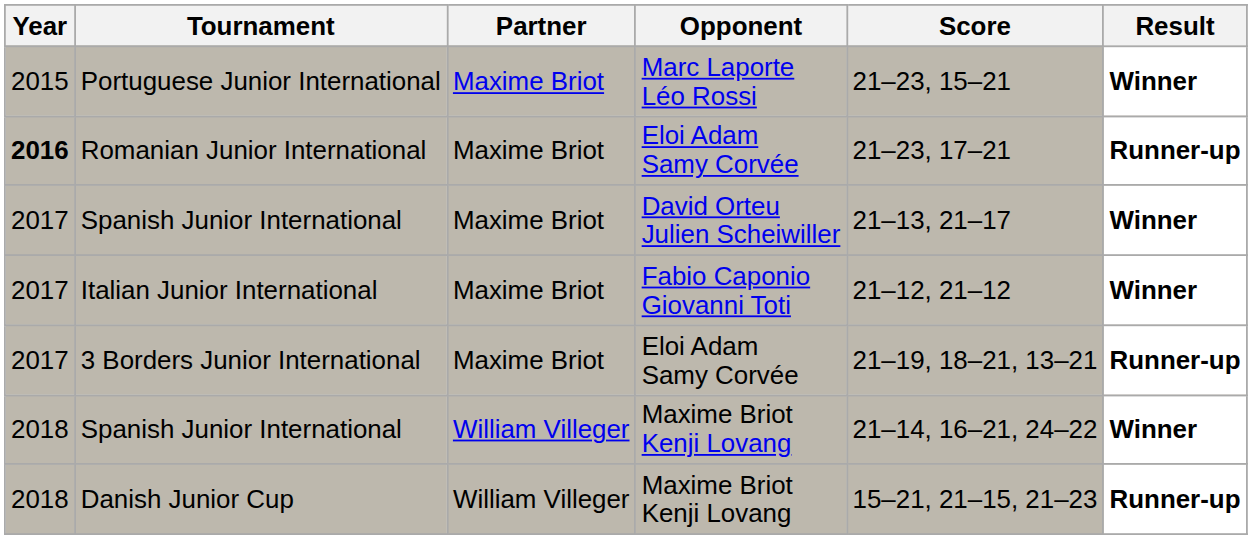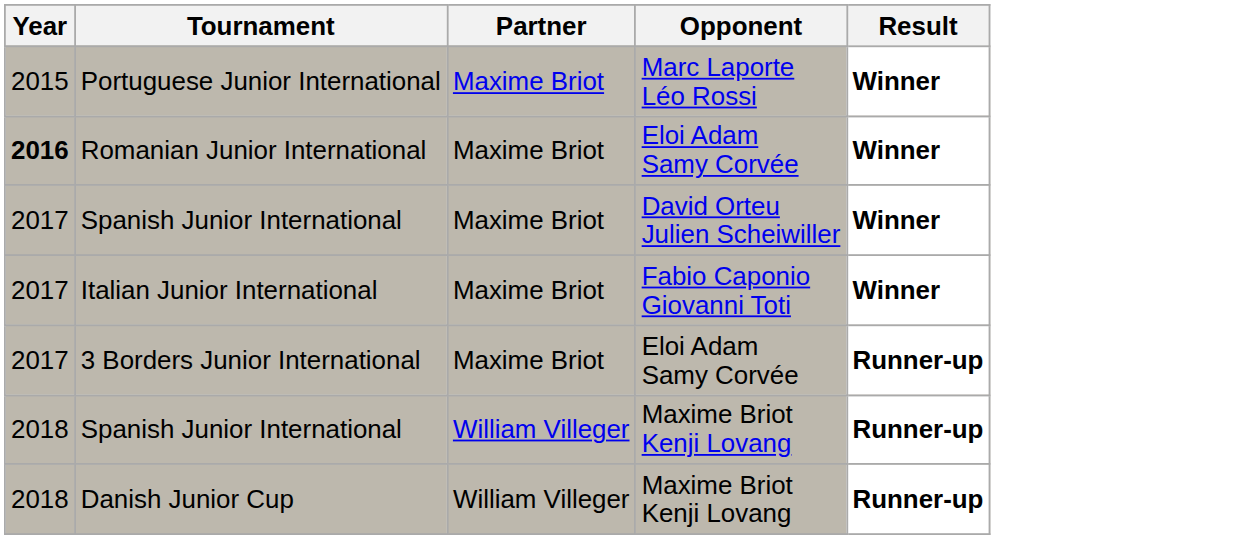- column: (975, 26)
(1175, 151) Runner-up -> (896, 151) Winner
(1153, 430) Winner -> (918, 430) Runner-up
